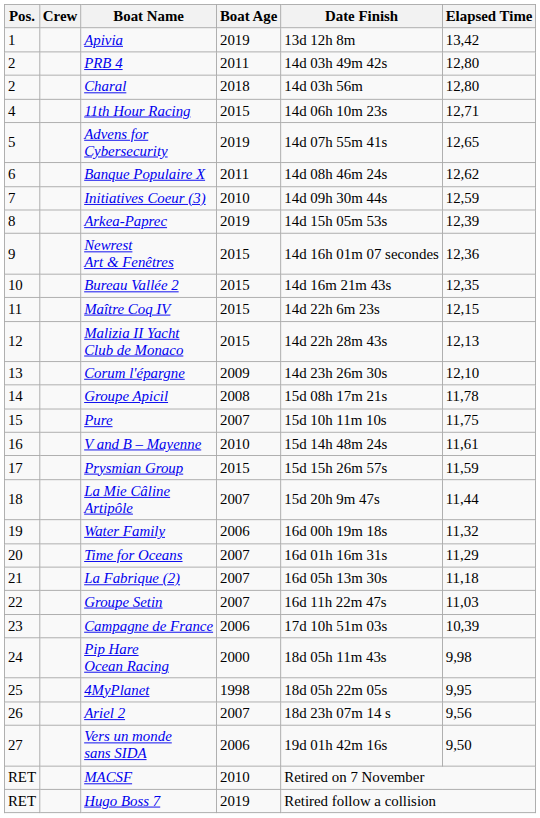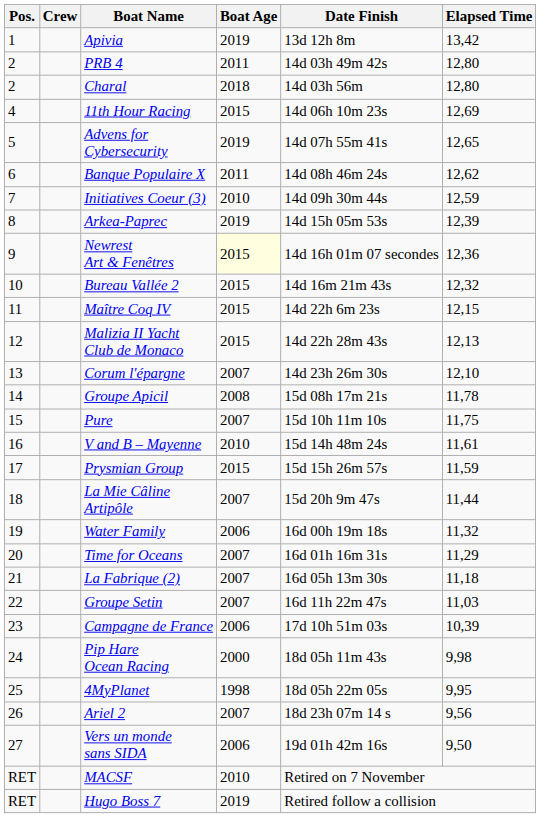(462, 110) 12,71 -> (462, 110) 12,69
(235, 253) no background -> (235, 253) lightyellow background
(462, 285) 12,35 -> (462, 285) 12,32
(235, 373) 2009 -> (235, 373) 2007
